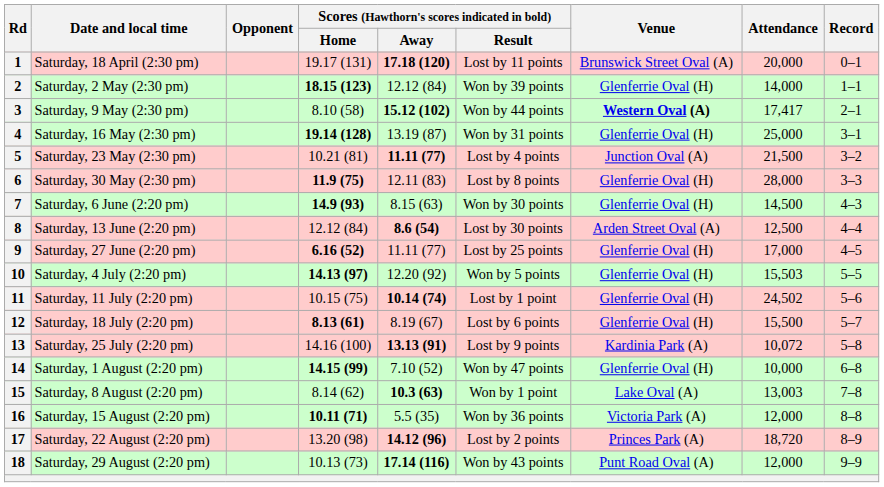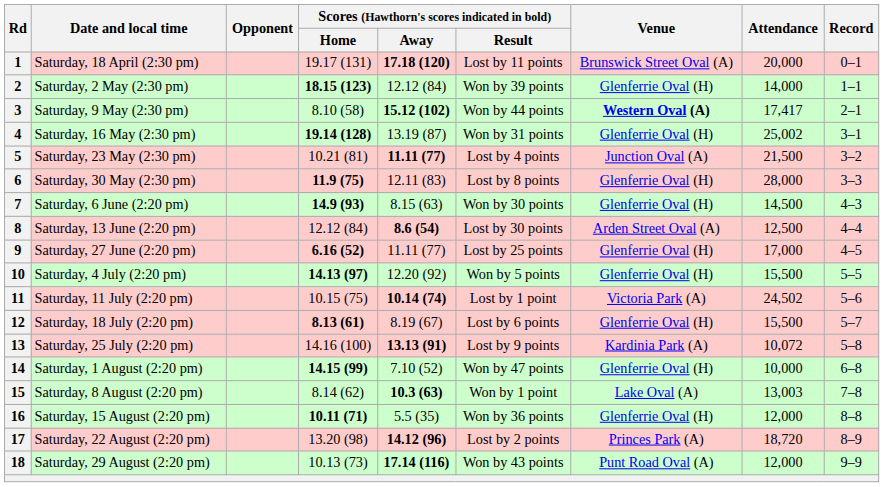(783, 134) 25,000 -> (783, 134) 25,002
(783, 275) 15,503 -> (783, 275) 15,500
(656, 298) Glenferrie Oval (H) -> (656, 298) Victoria Park (A)
(656, 416) Victoria Park (A) -> (656, 416) Glenferrie Oval (H)
